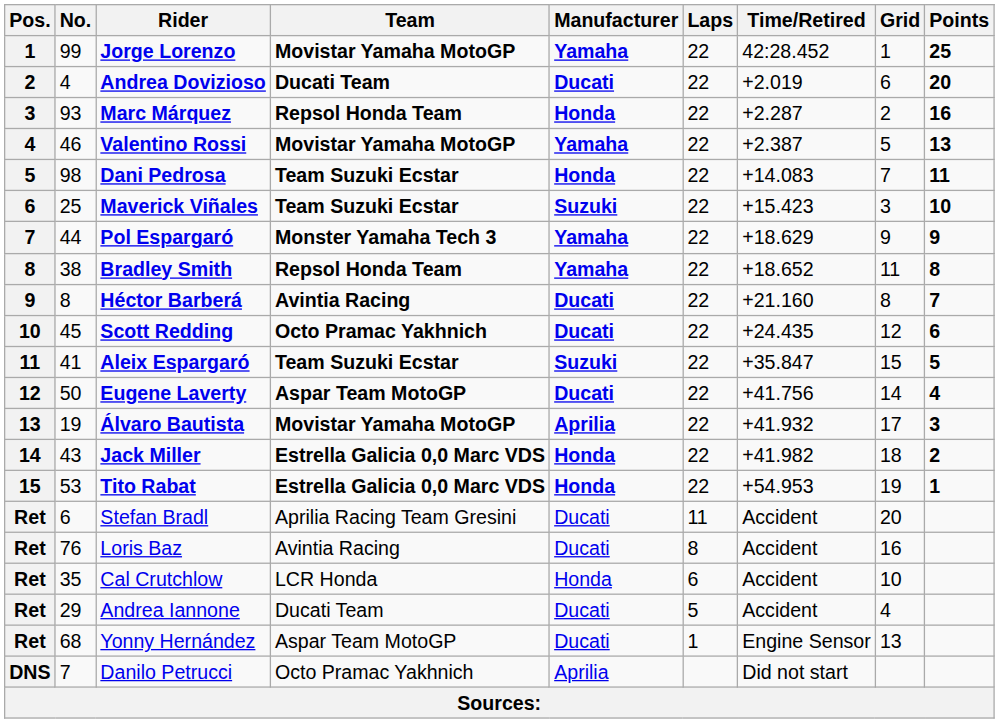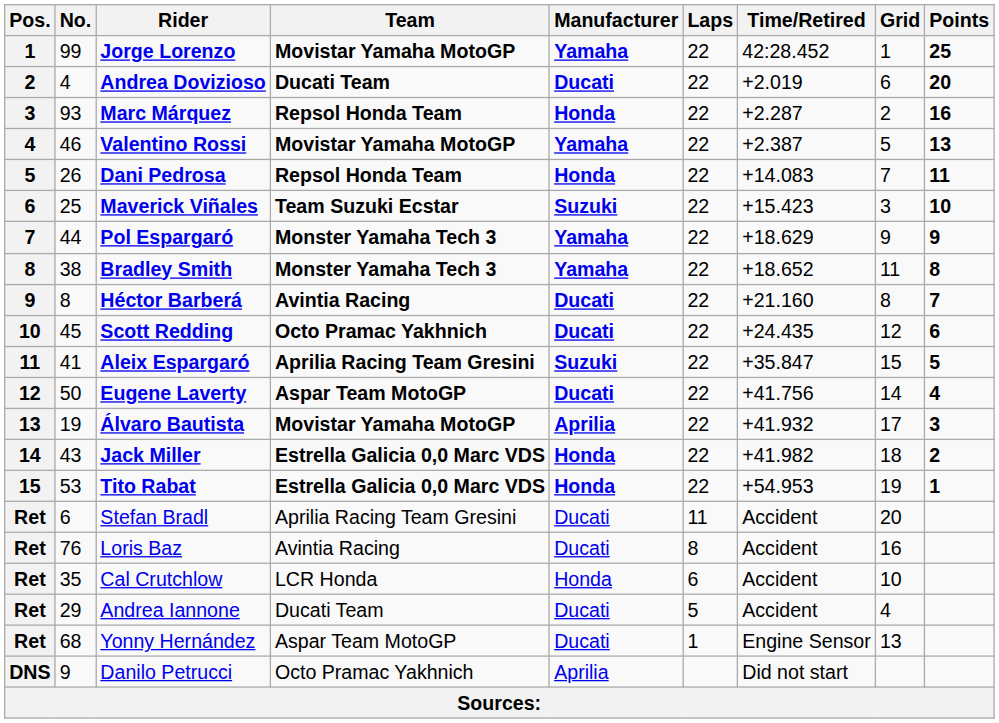(71, 176) 98 -> (71, 176) 26
(367, 176) Team Suzuki Ecstar -> (368, 176) Repsol Honda Team
(368, 269) Repsol Honda Team -> (386, 269) Monster Yamaha Tech 3
(367, 362) Team Suzuki Ecstar -> (405, 362) Aprilia Racing Team Gresini
(65, 672) 7 -> (65, 672) 9
